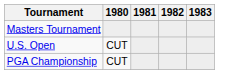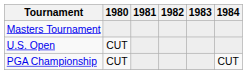+ column: (228, 13)
